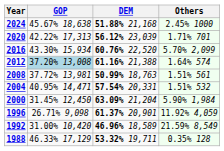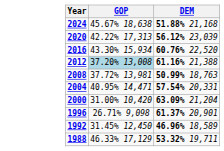- column: (189, 12)
(60, 101) 31.45% 12,450 -> (121, 101) 31.00% 10,420
(60, 126) 31.00% 10,420 -> (121, 126) 31.45% 12,450
